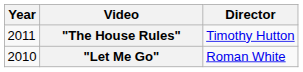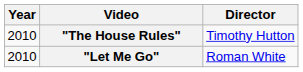(22, 35) 2011 -> (22, 35) 2010
